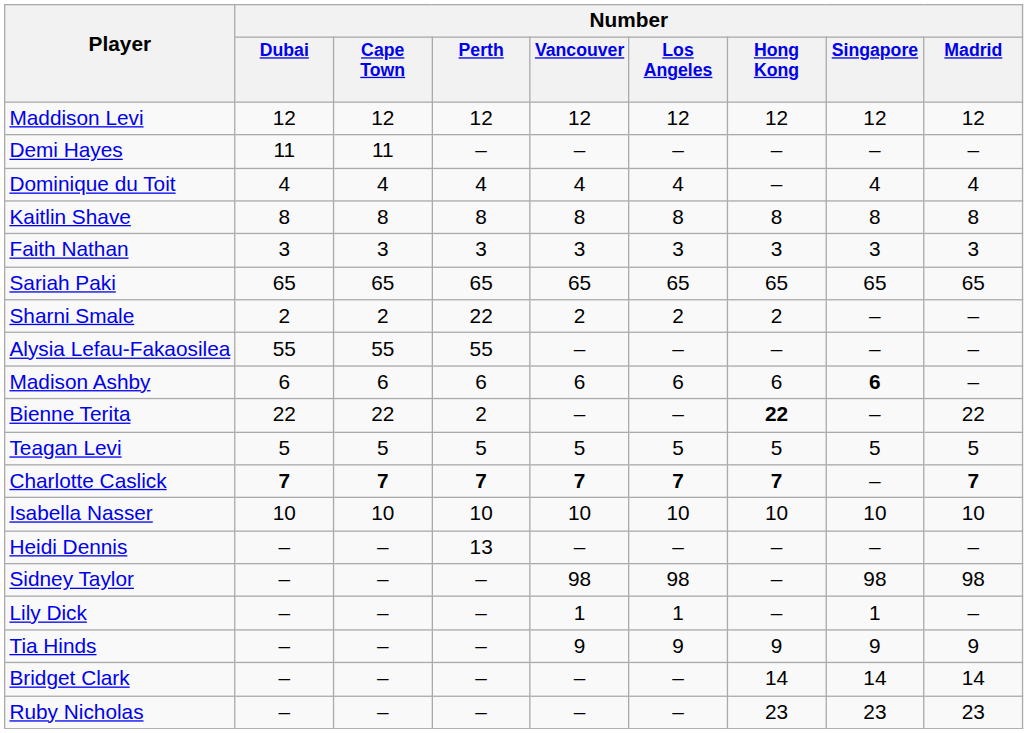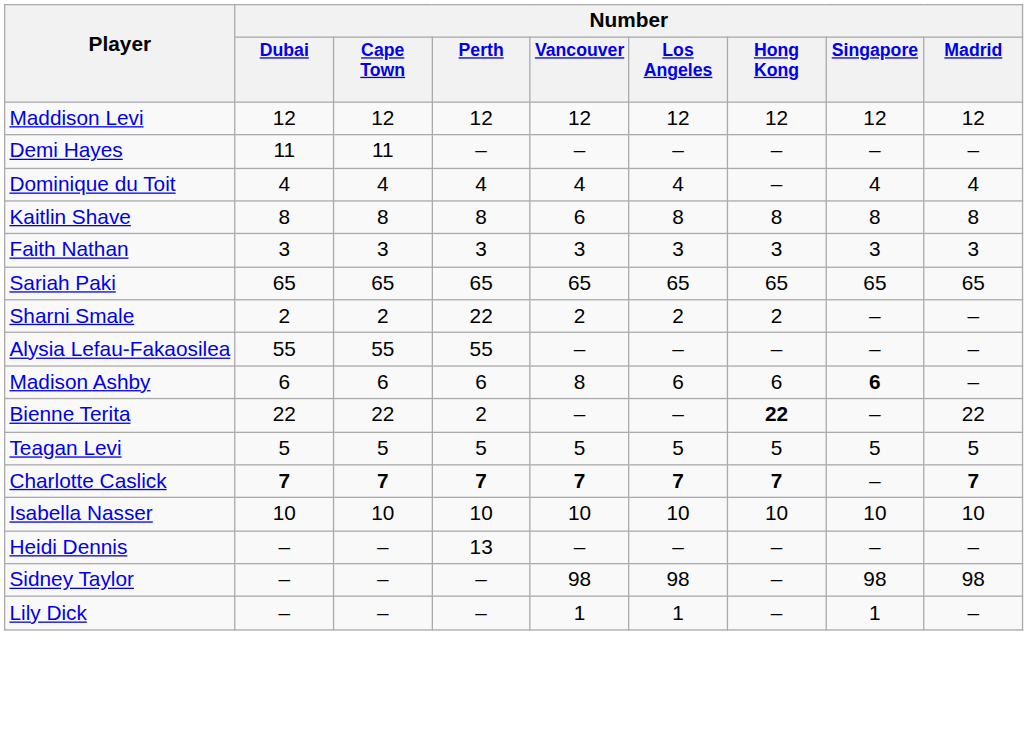(580, 217) 8 -> (580, 217) 6
(580, 382) 6 -> (580, 382) 8
- row: (53, 645)
- row: (70, 678)
- row: (76, 711)
